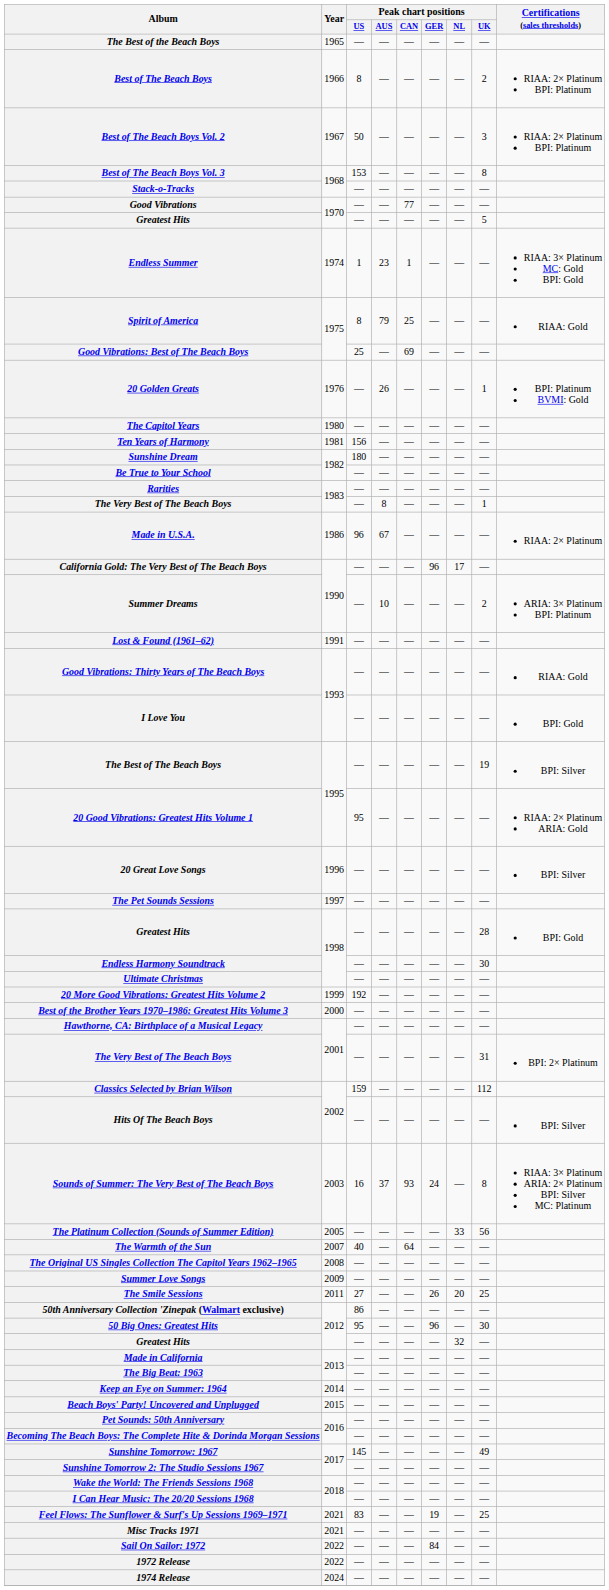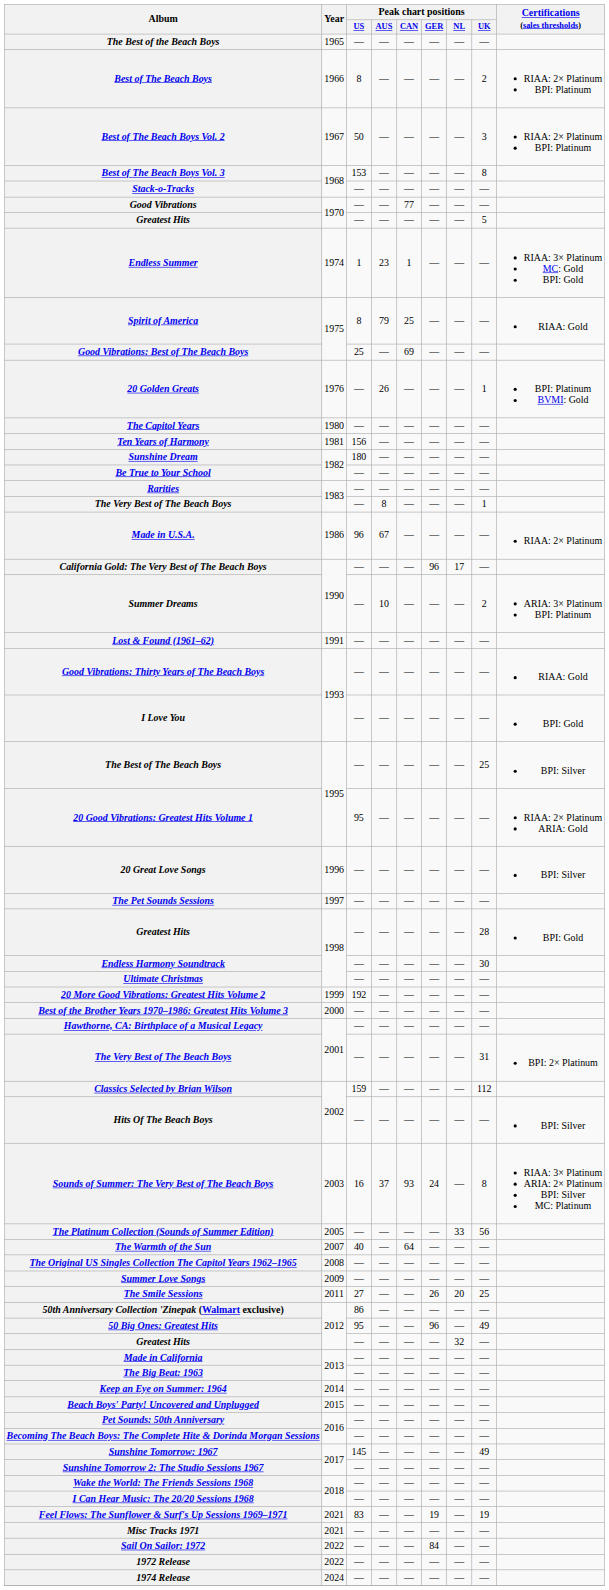(484, 765) 19 -> (484, 765) 25
(484, 1326) 30 -> (484, 1326) 49
(484, 1514) 25 -> (484, 1514) 19
